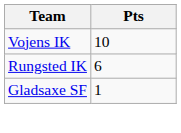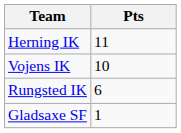+ row: (44, 41)
